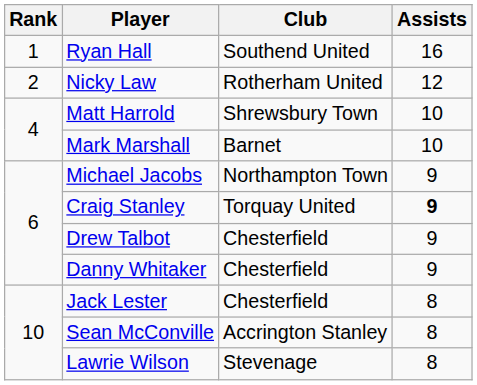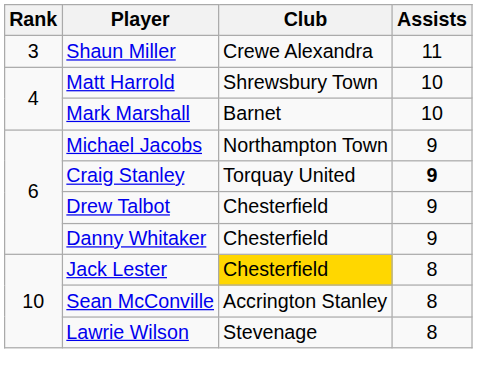- row: (109, 51)
- row: (111, 82)
+ row: (121, 51)
(276, 301) no background -> (276, 269) gold background
